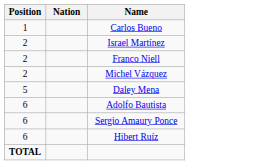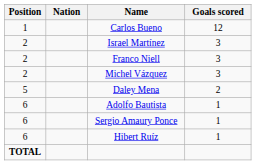+ column: (218, 12)
